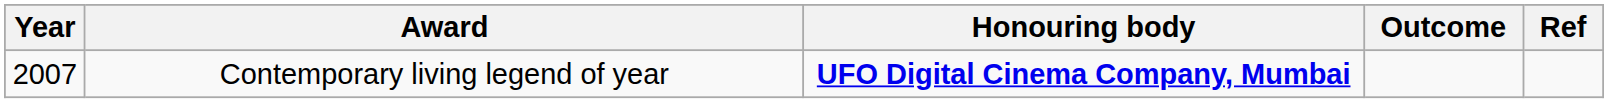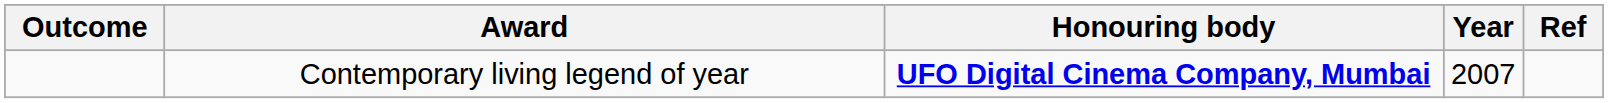columns swapped: (45, 27) <-> (1443, 27)
